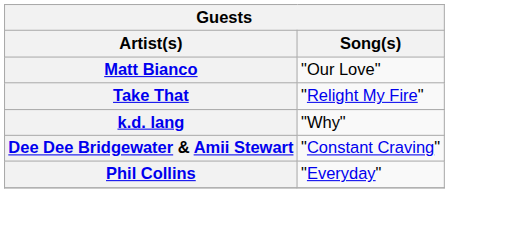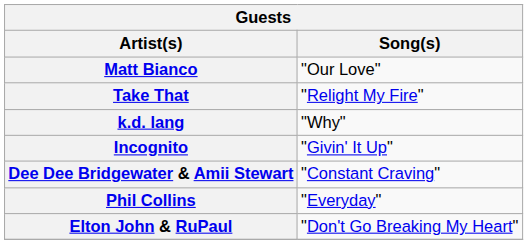+ row: (151, 148)
+ row: (151, 226)
